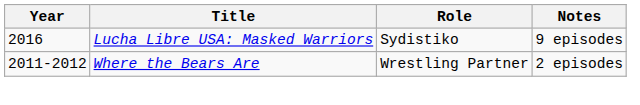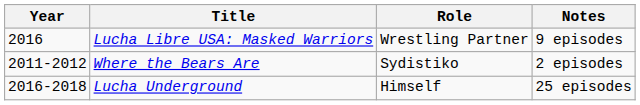(419, 40) Sydistiko -> (454, 40) Wrestling Partner
(454, 64) Wrestling Partner -> (419, 64) Sydistiko
+ row: (168, 88)
